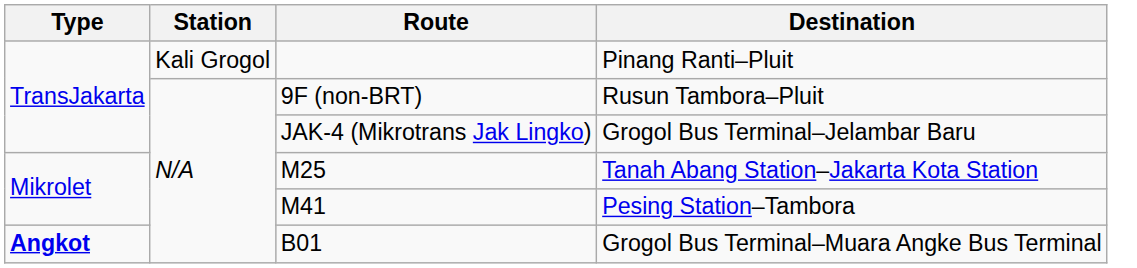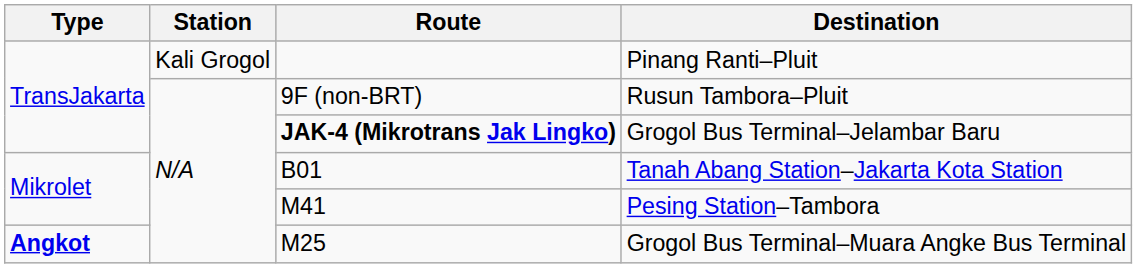(436, 133) normal -> (448, 133) bold
(303, 170) M25 -> (301, 170) B01
(301, 243) B01 -> (303, 243) M25
